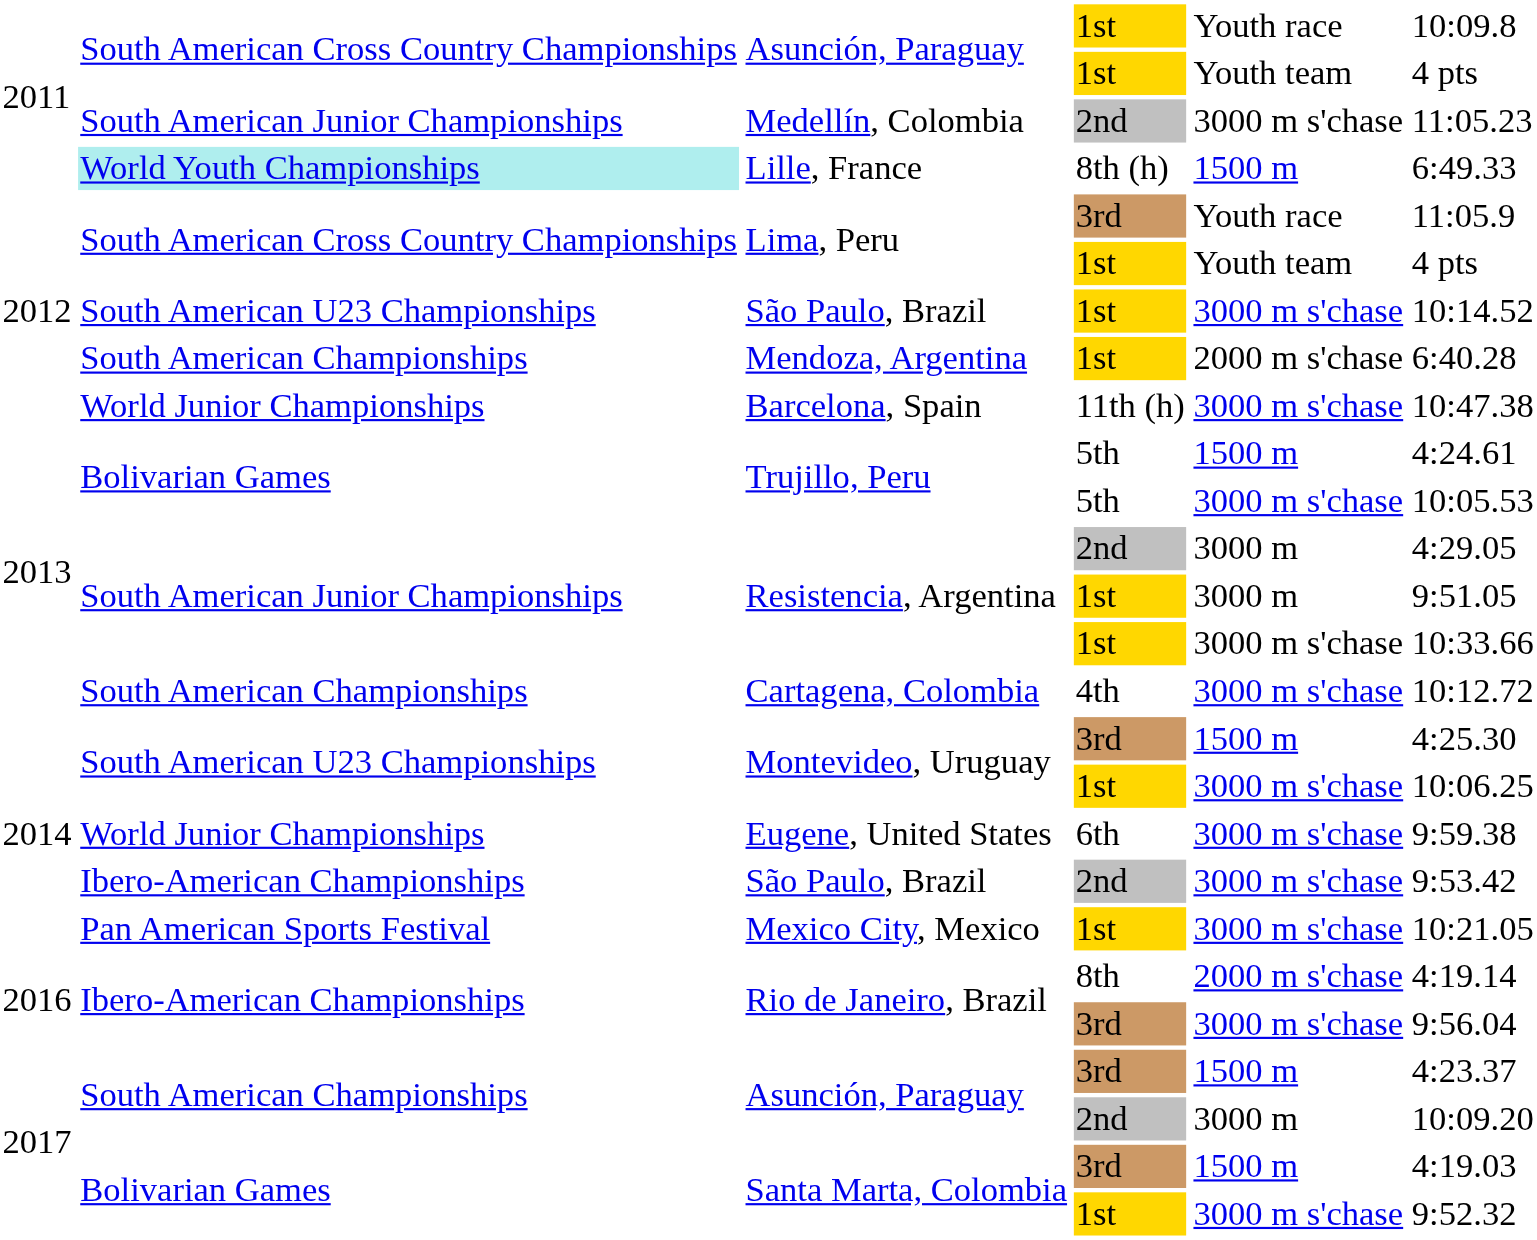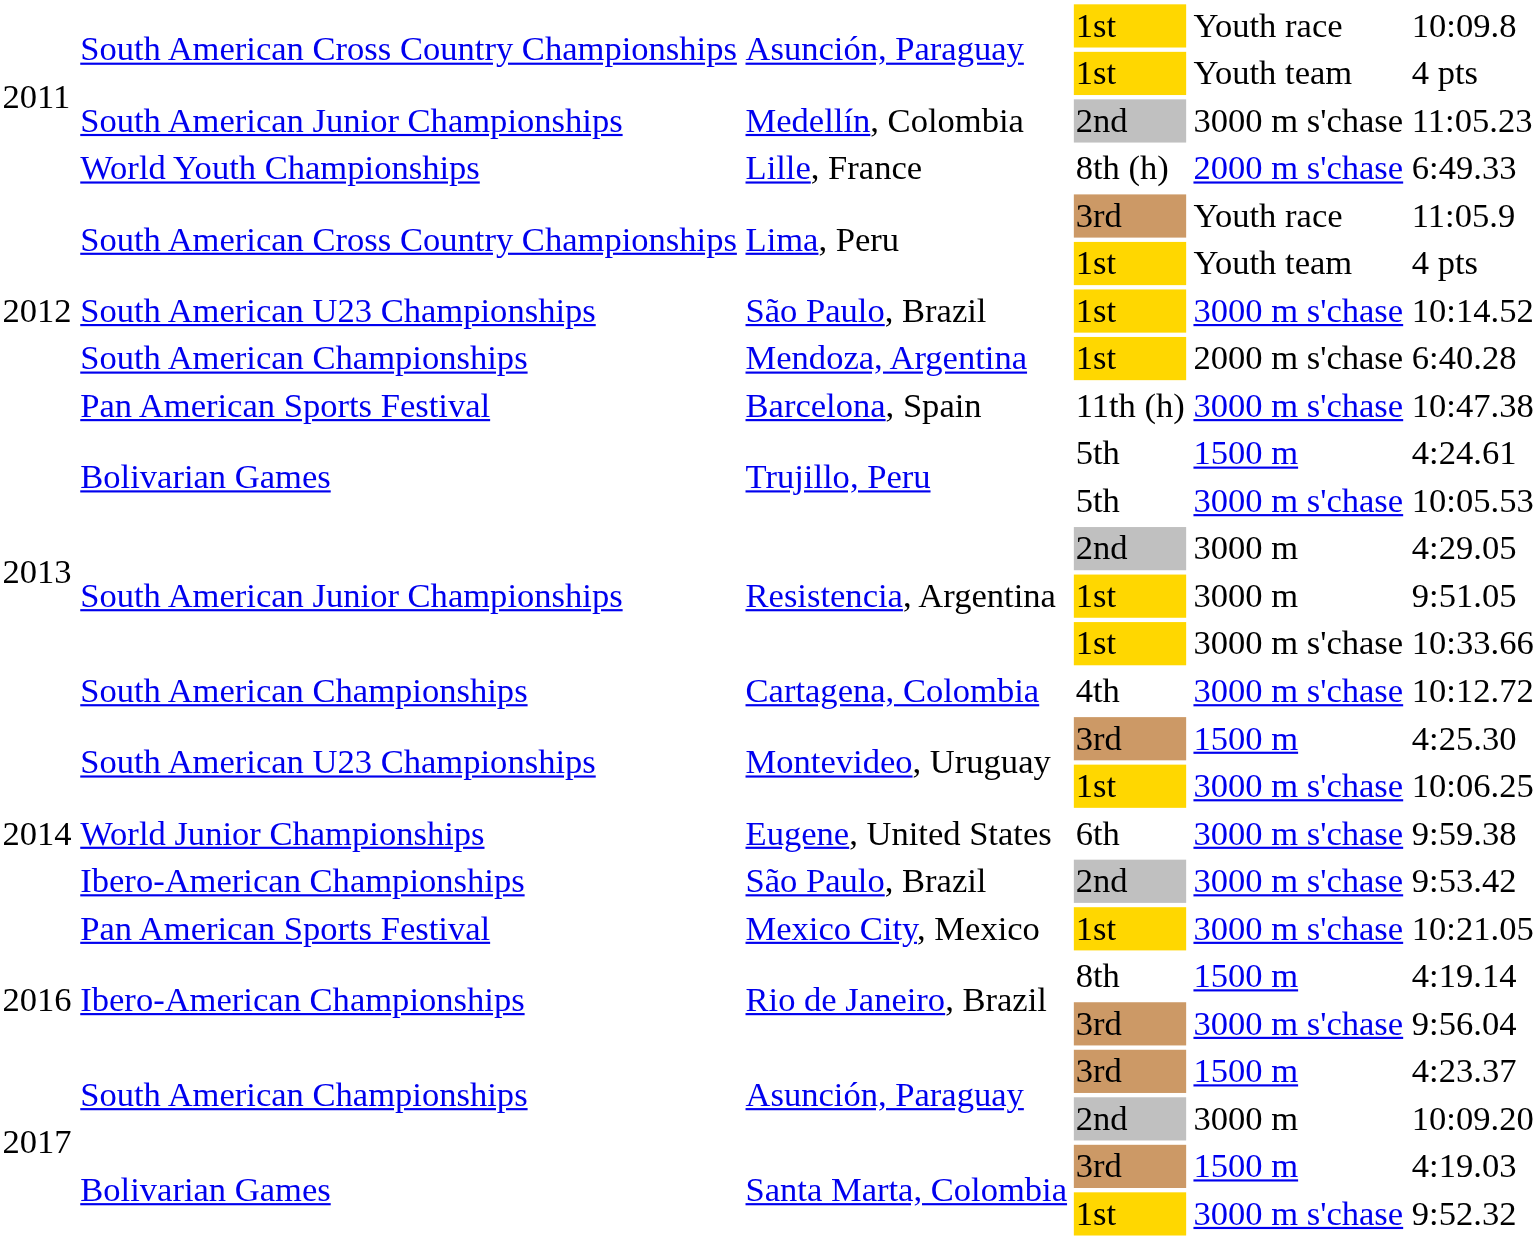(280, 167) paleturquoise background -> (280, 167) no background
(1246, 167) 1500 m -> (1298, 167) 2000 m s'chase
(282, 405) World Junior Championships -> (285, 405) Pan American Sports Festival
(1298, 975) 2000 m s'chase -> (1246, 975) 1500 m
